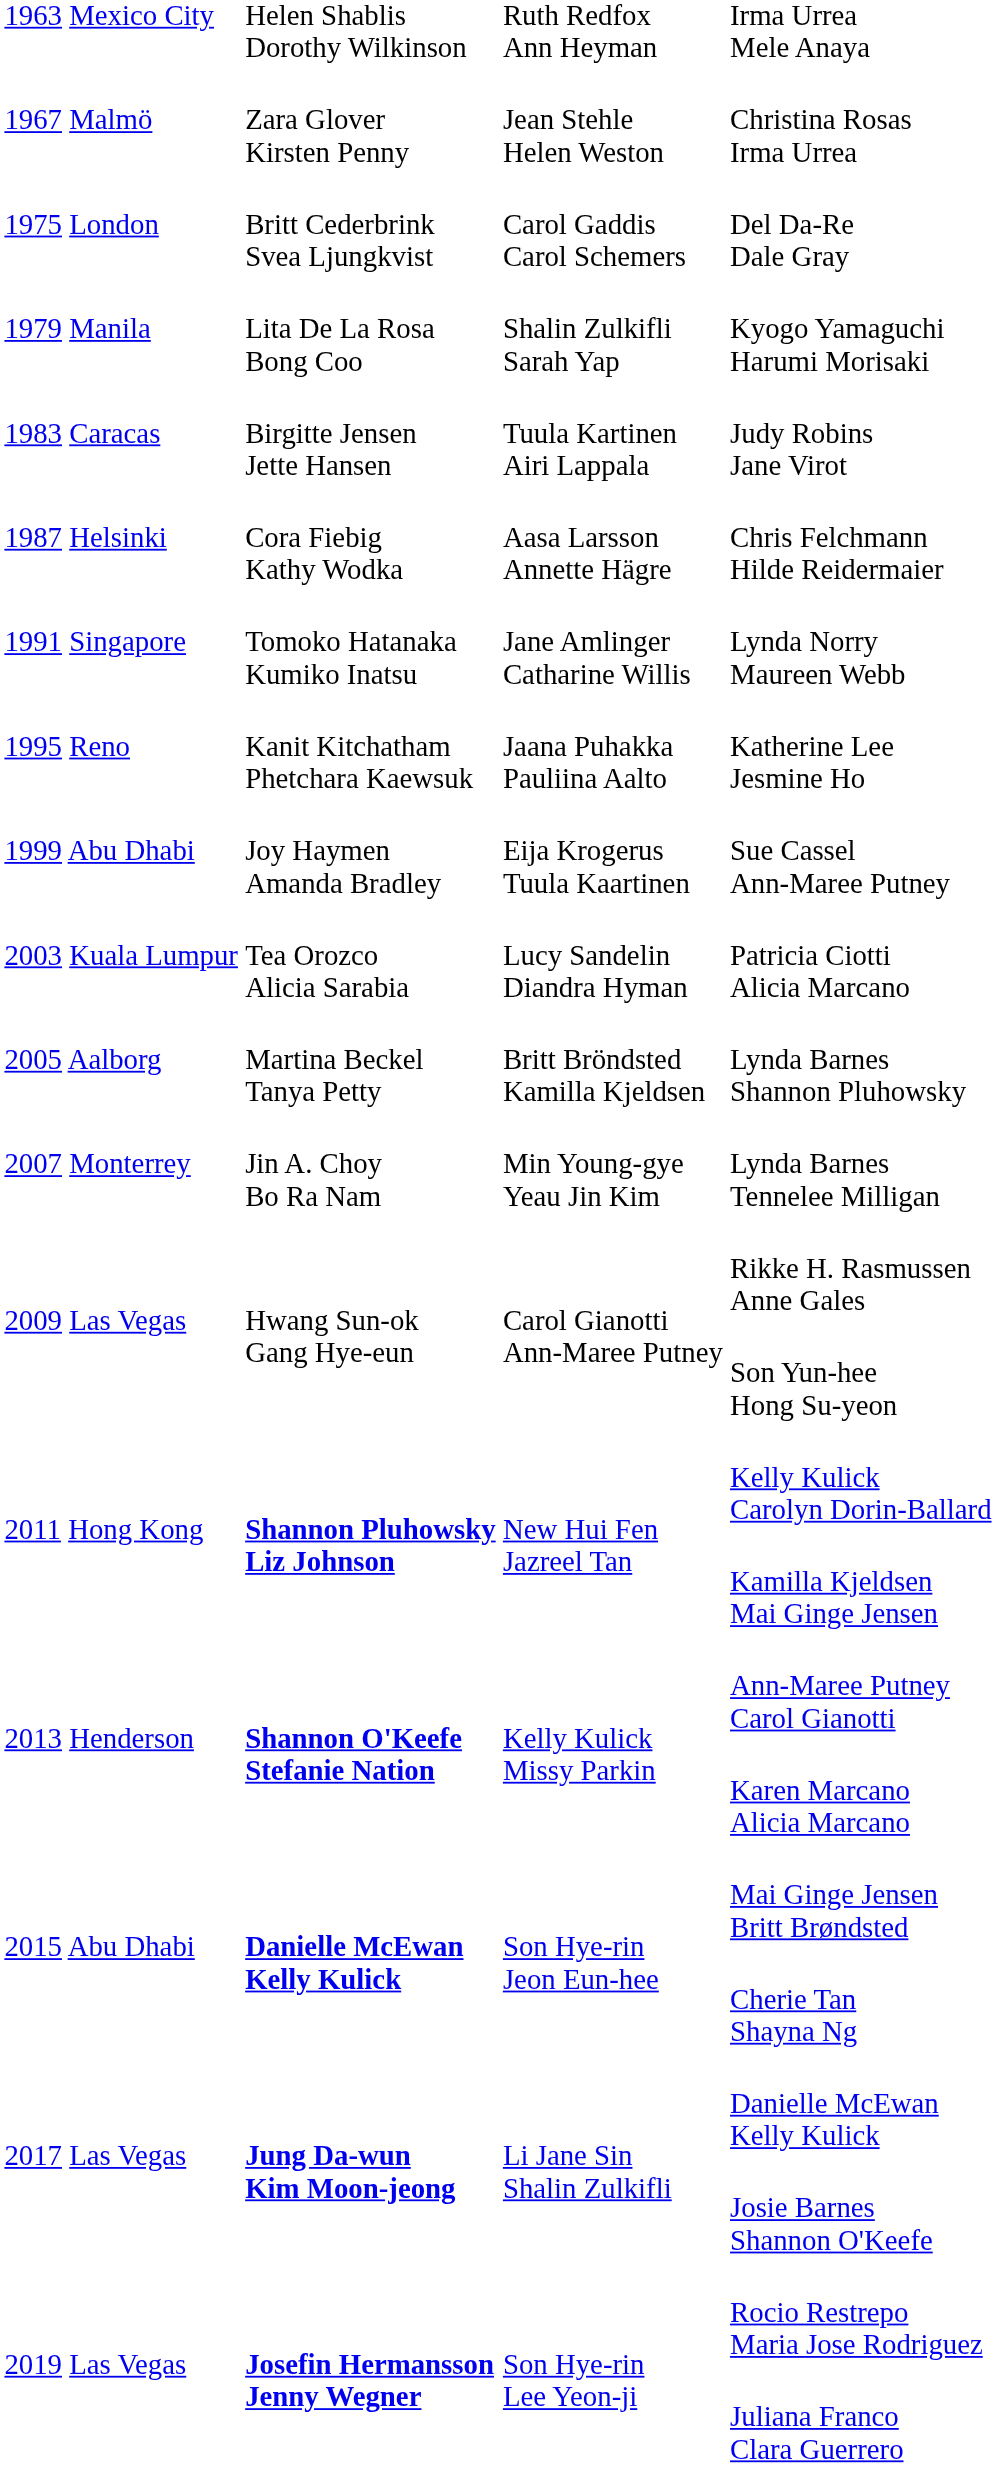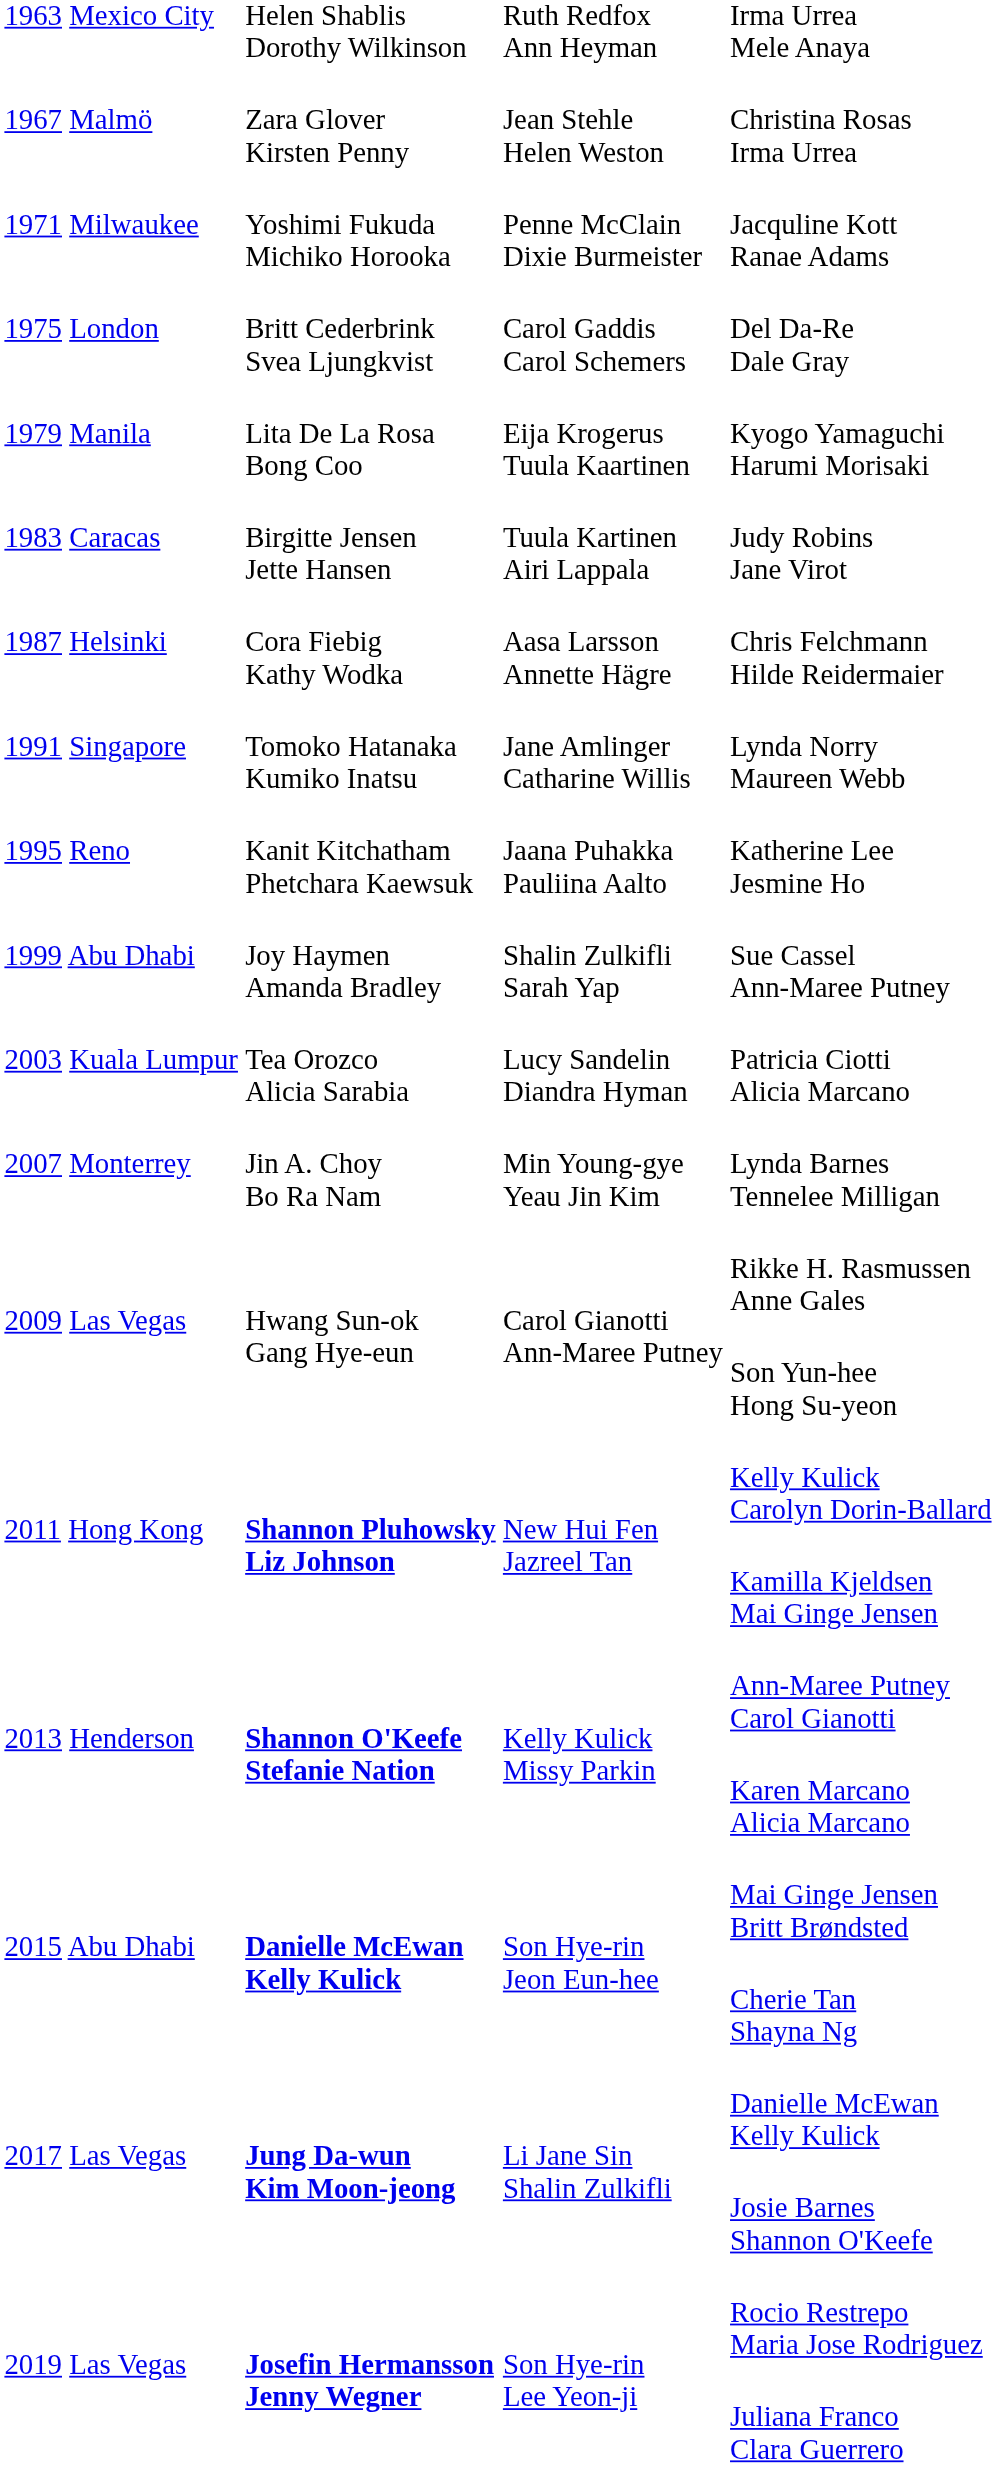+ row: (814, 240)
(587, 344) Shalin Zulkifli Sarah Yap -> (596, 449) Eija Krogerus Tuula Kaartinen
(596, 866) Eija Krogerus Tuula Kaartinen -> (587, 971) Shalin Zulkifli Sarah Yap
- row: (848, 1075)
